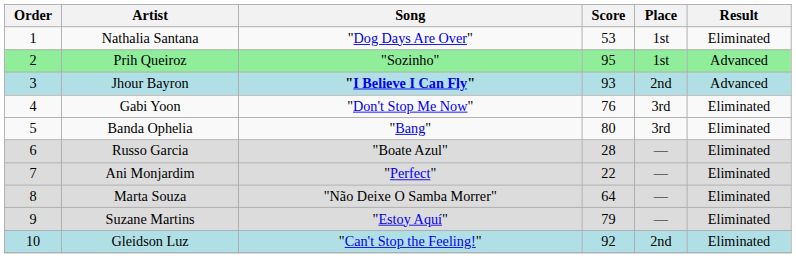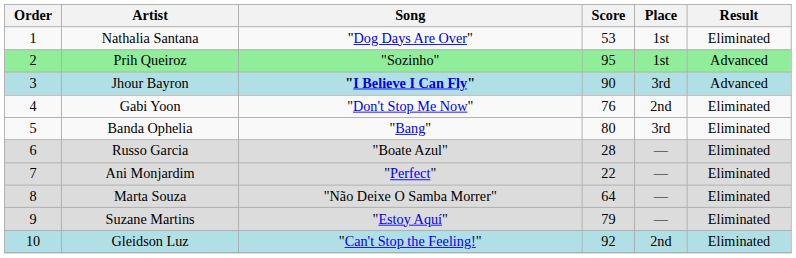(608, 83) 93 -> (608, 83) 90
(661, 83) 2nd -> (661, 83) 3rd
(661, 106) 3rd -> (661, 106) 2nd
